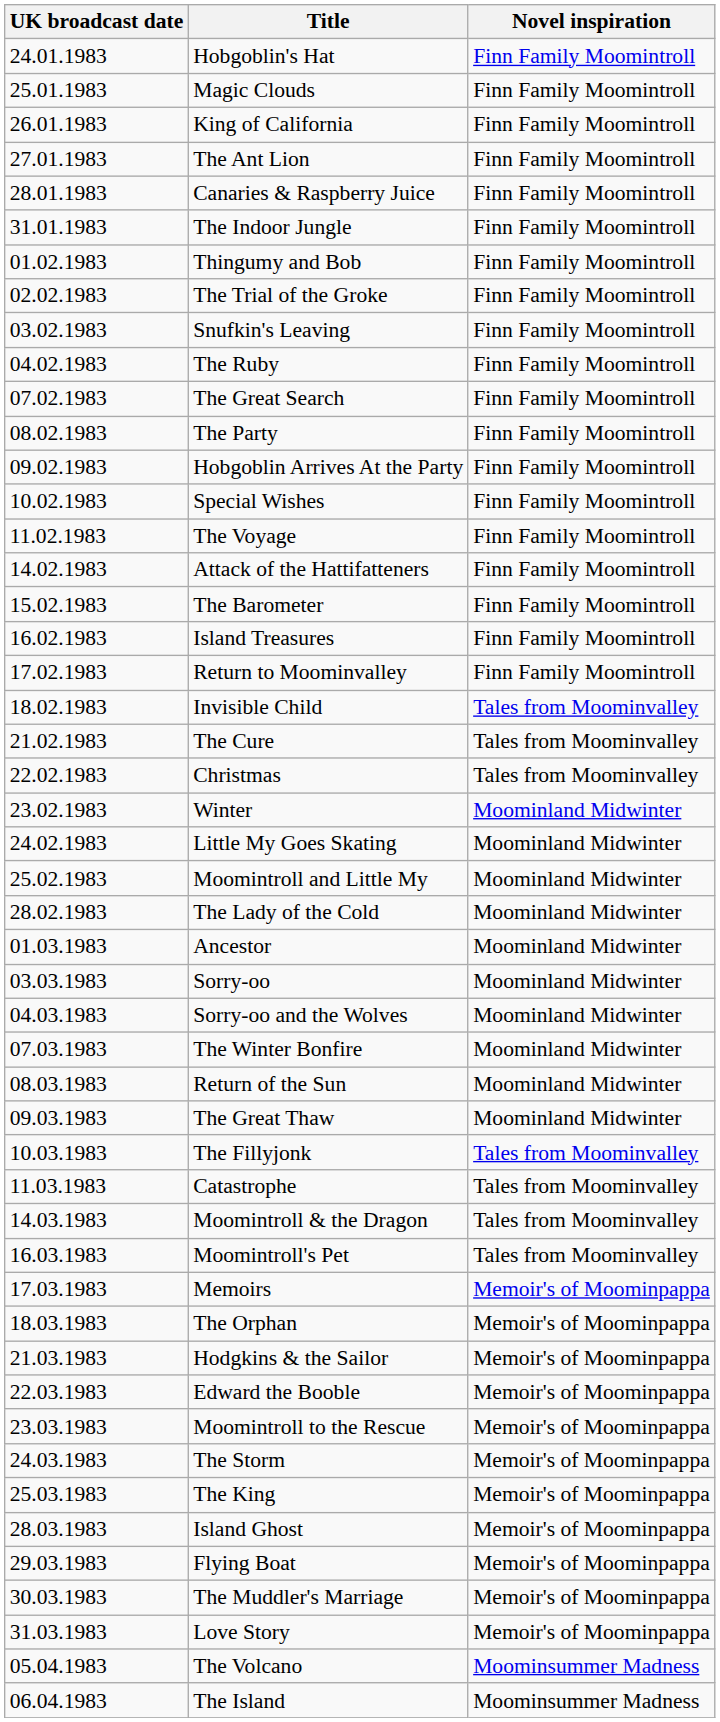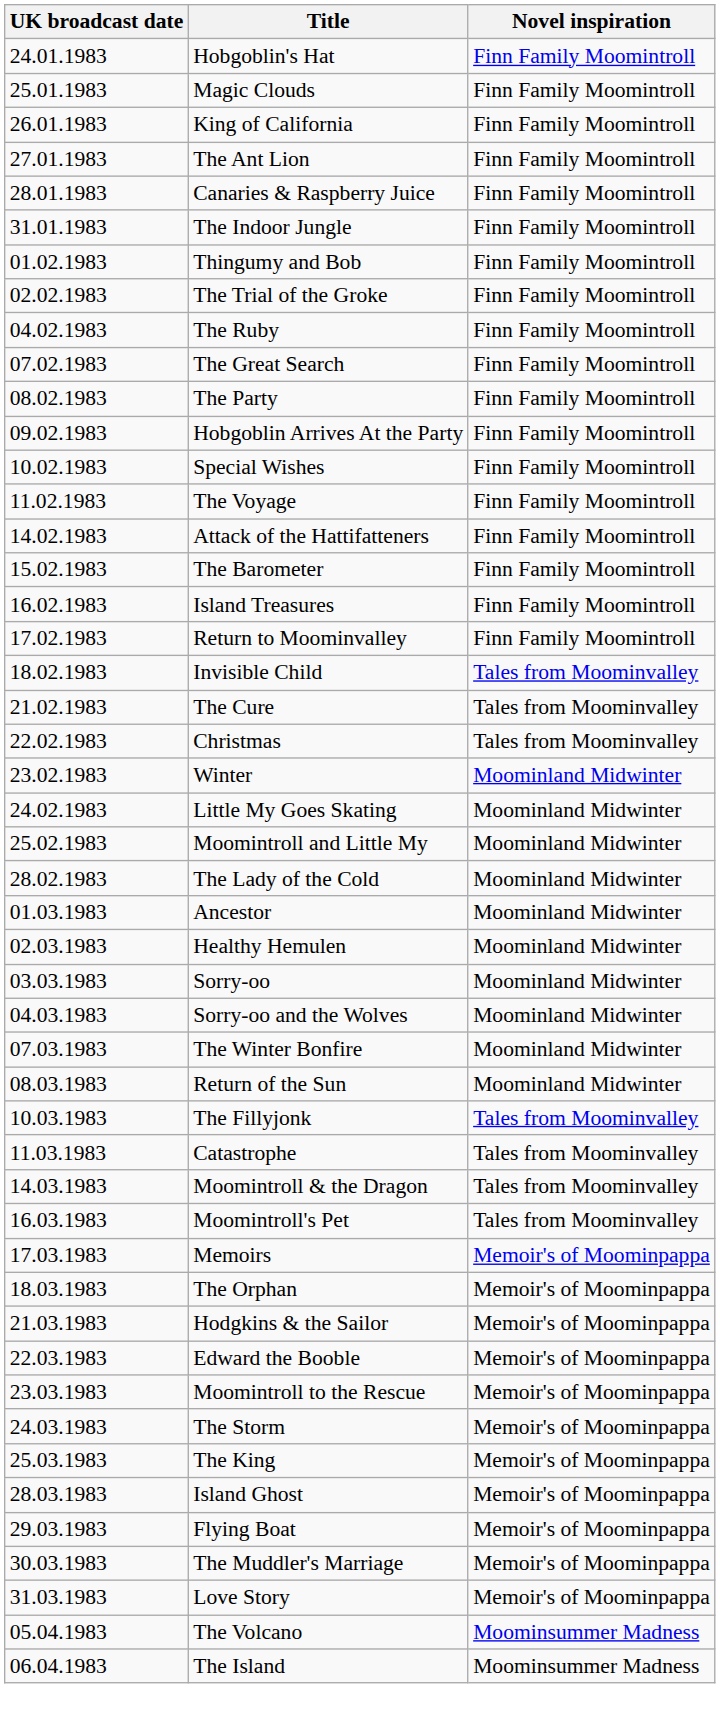- row: (272, 329)
+ row: (270, 946)
- row: (264, 1117)
